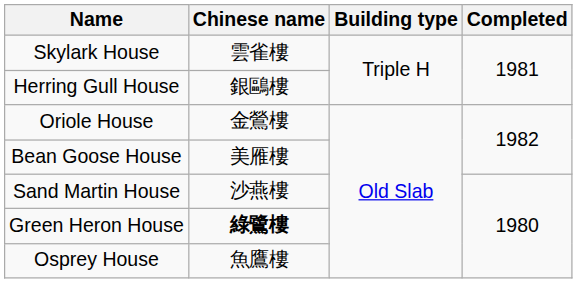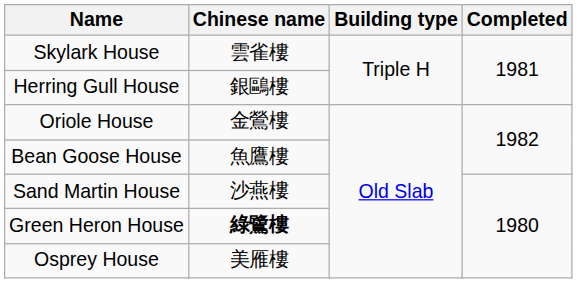(259, 156) 美雁樓 -> (259, 156) 魚鷹樓
(259, 259) 魚鷹樓 -> (259, 259) 美雁樓
